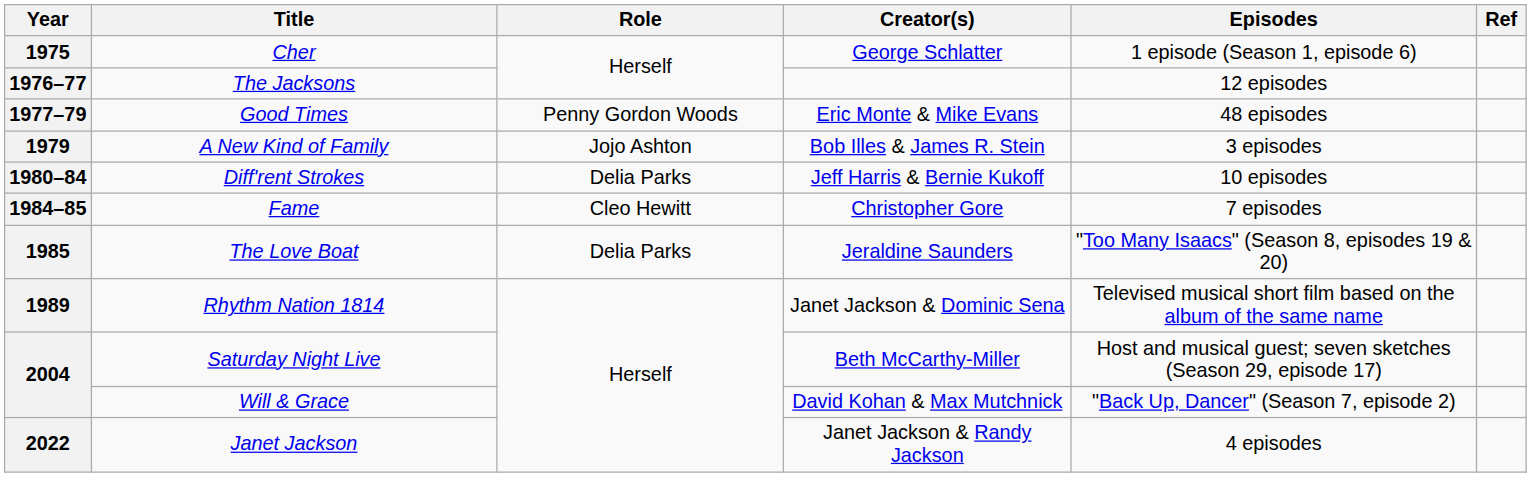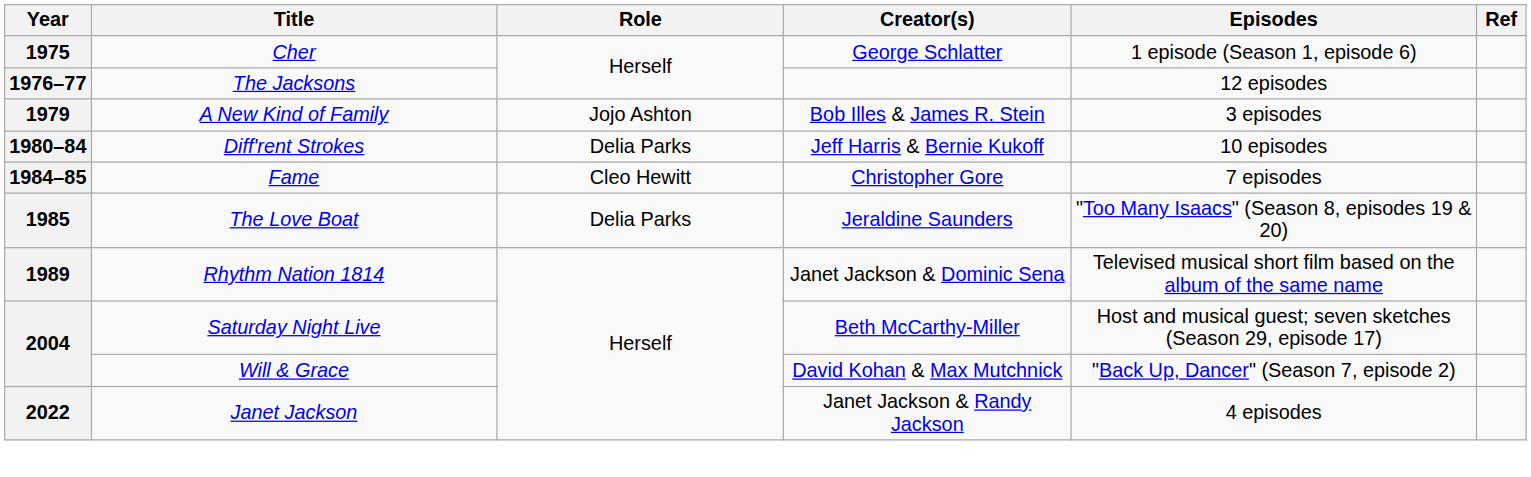- row: (48, 114)
